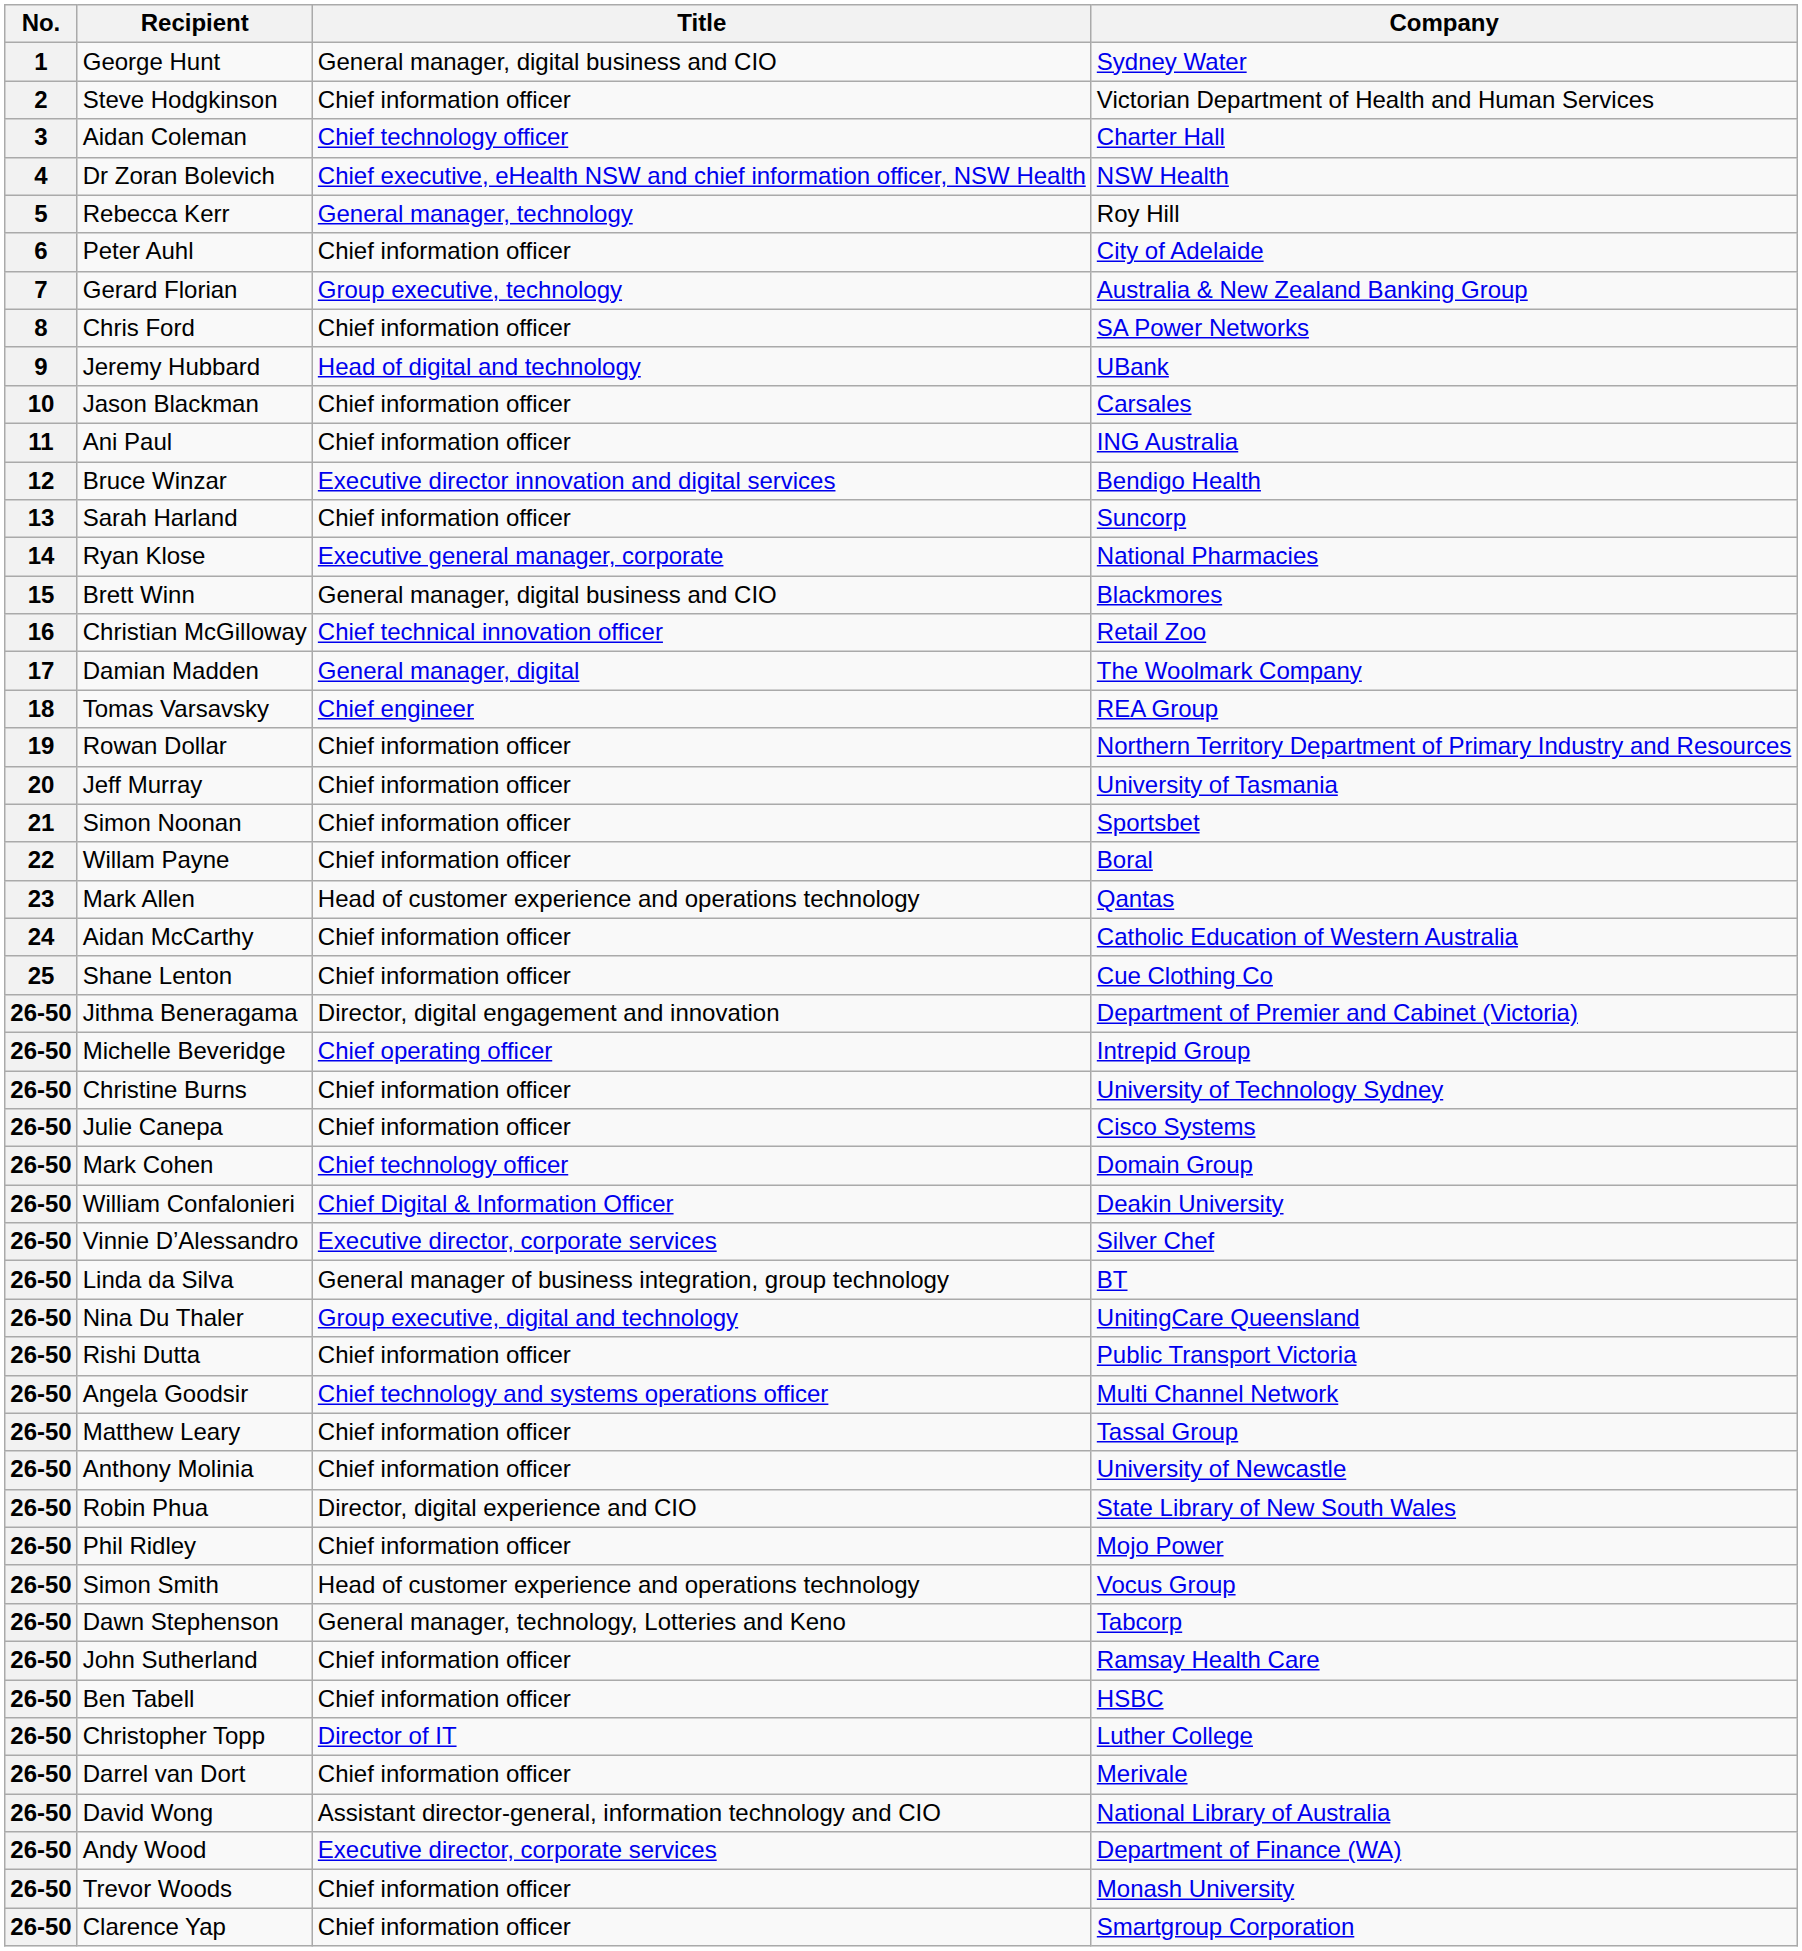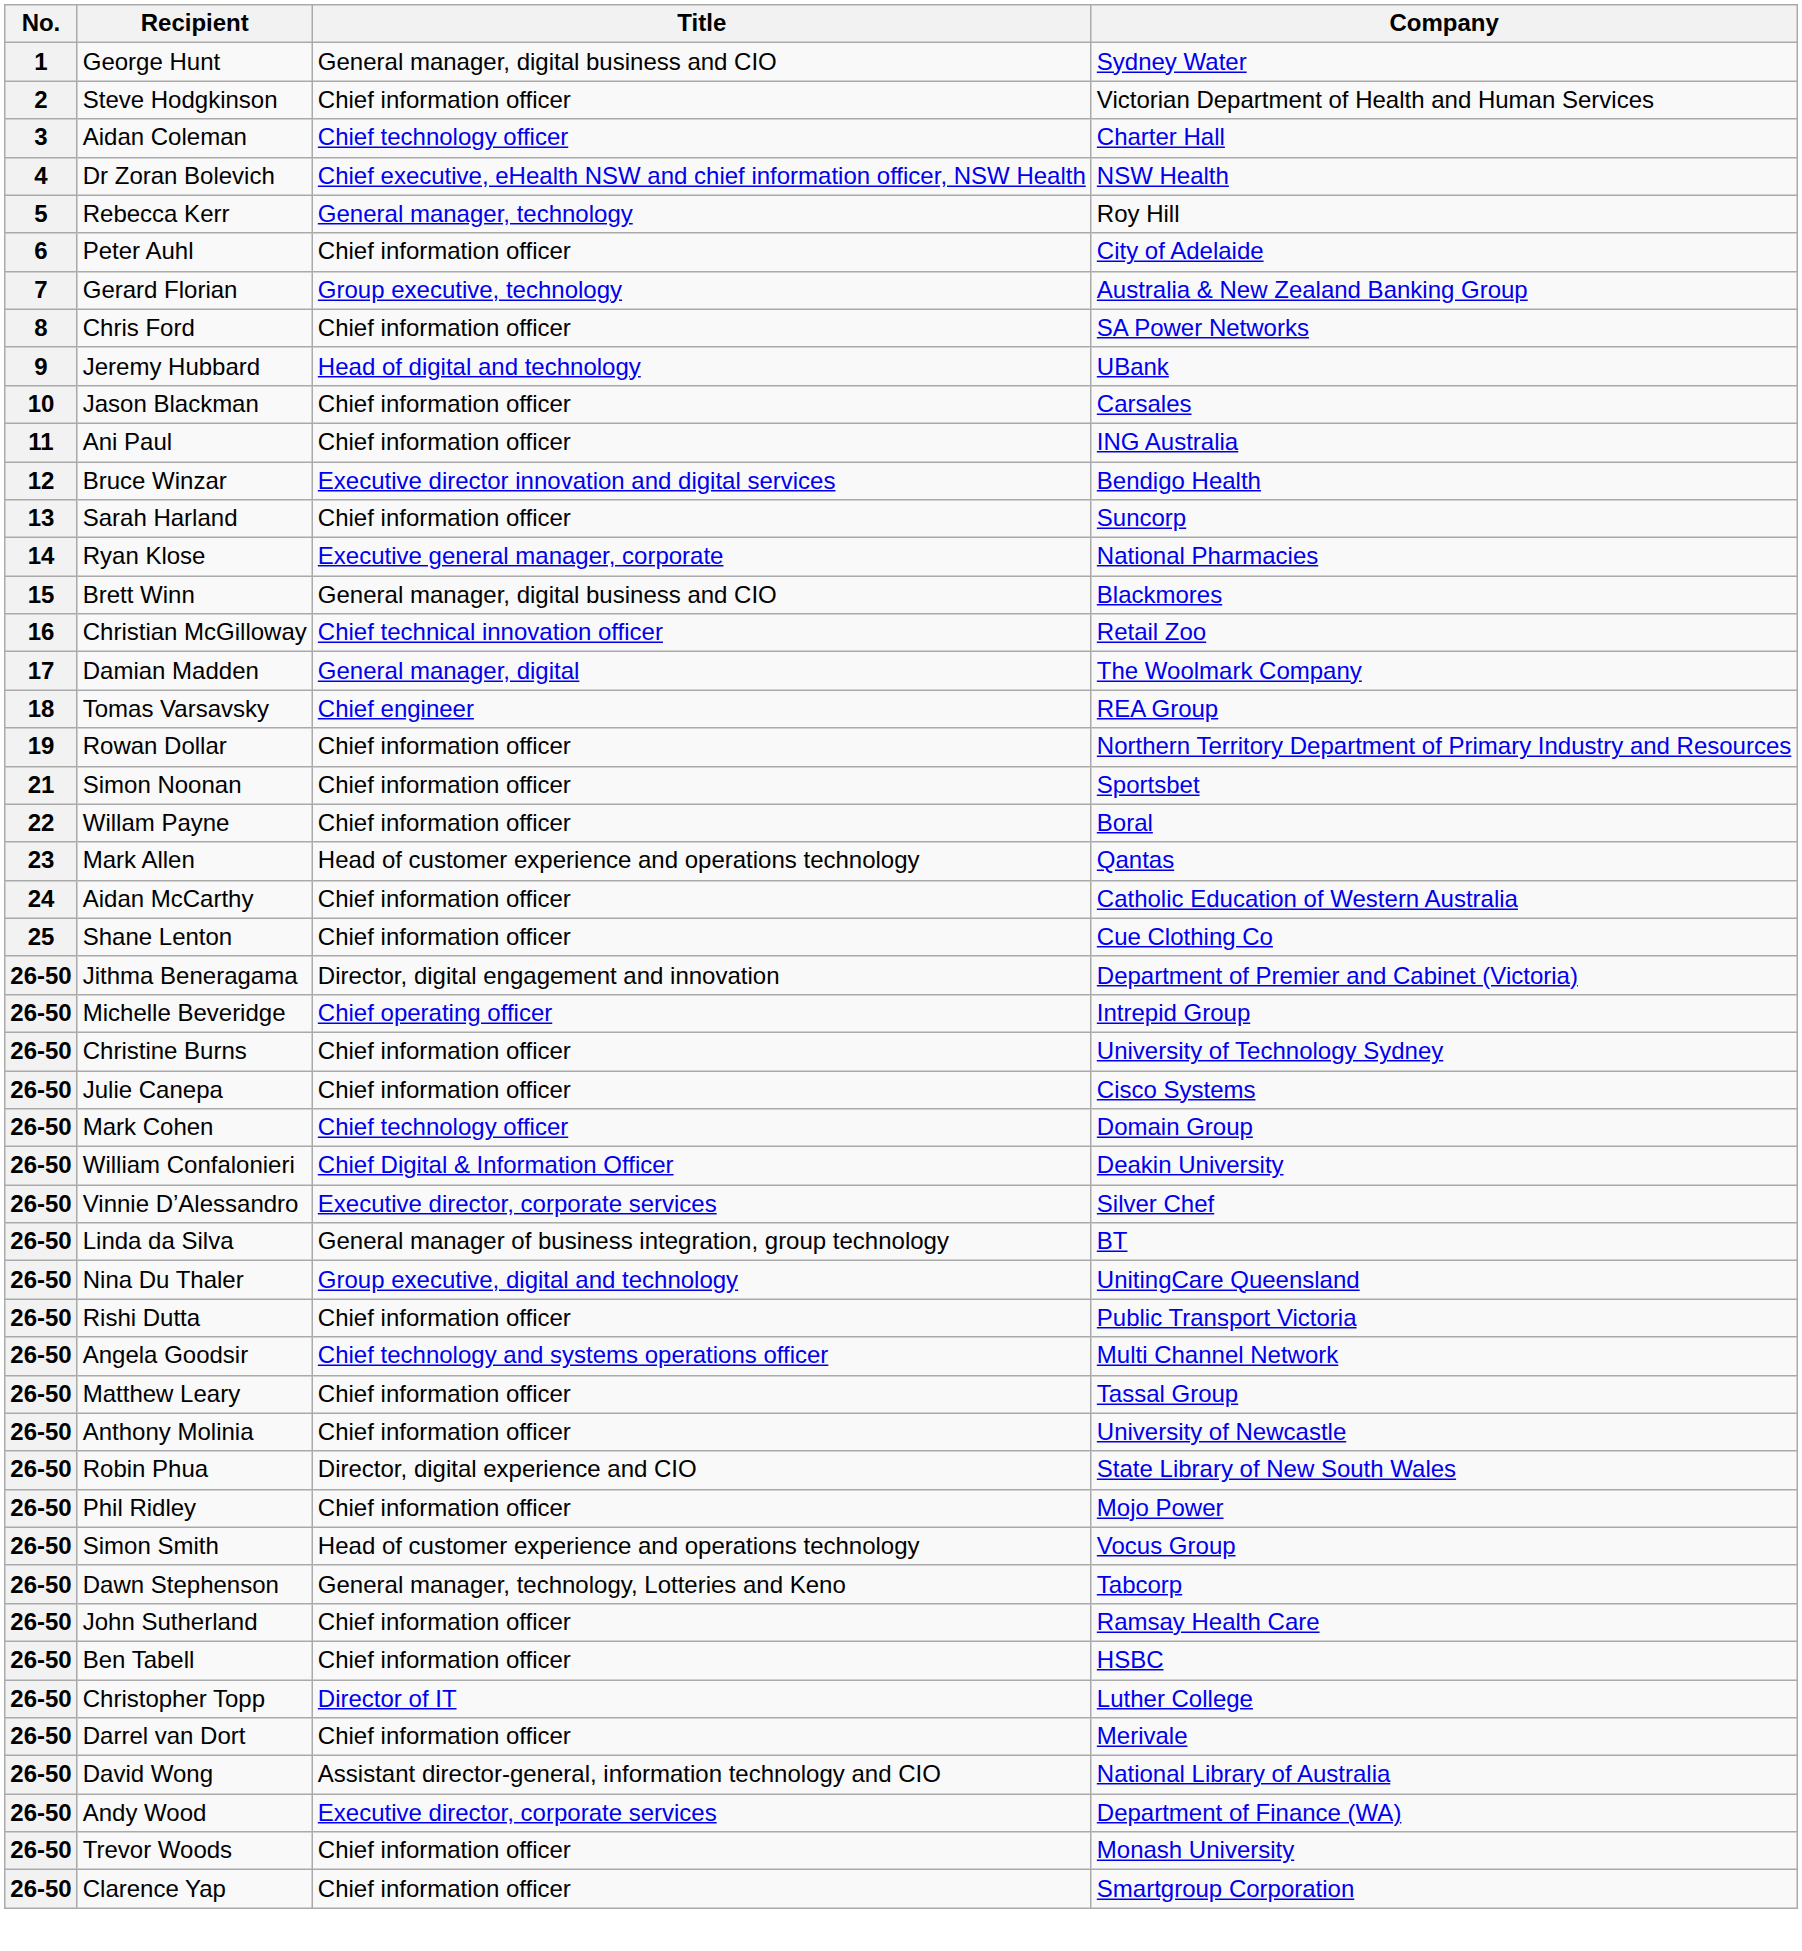- row: (143, 784)
